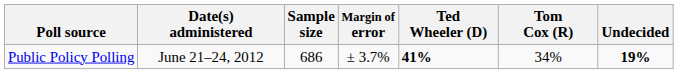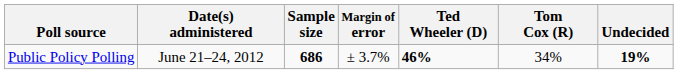(311, 56) normal -> (311, 56) bold
(417, 56) 41% -> (417, 56) 46%
